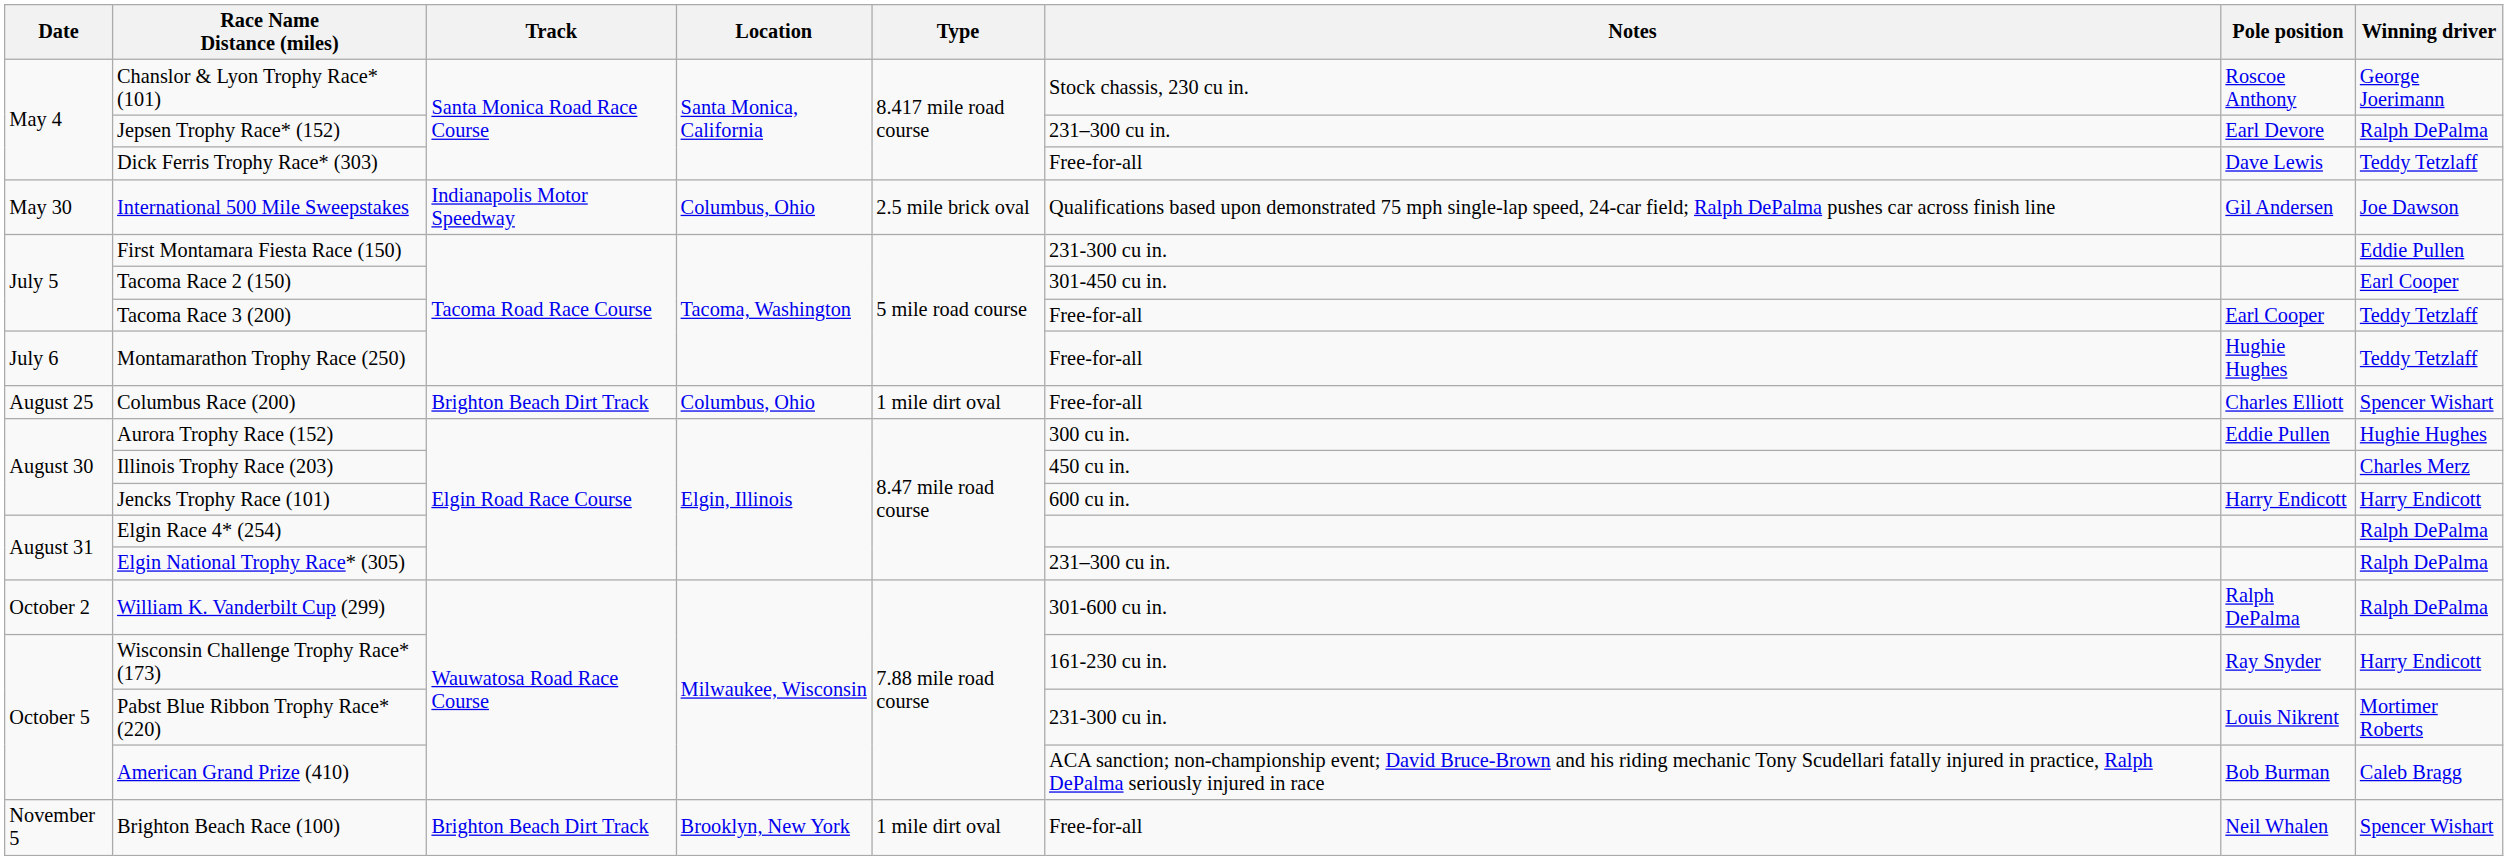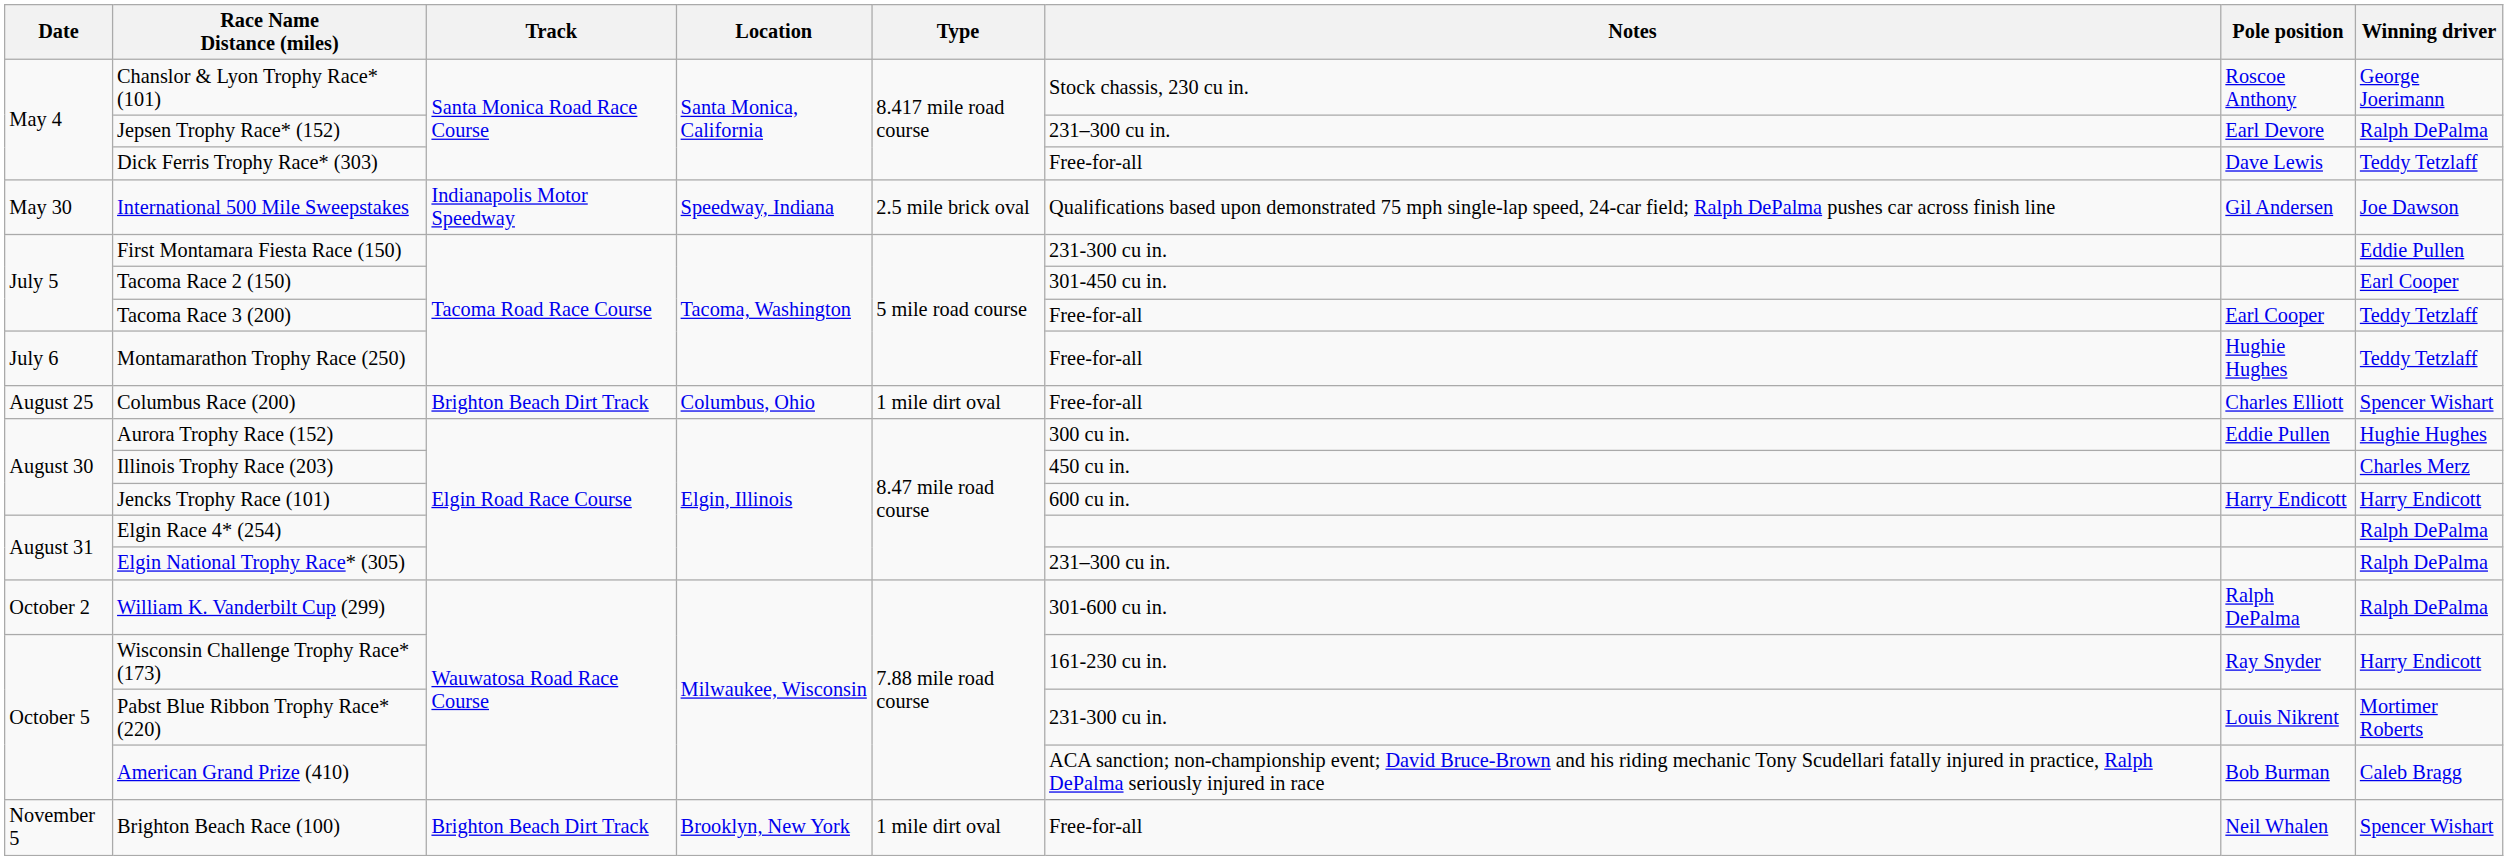(748, 206) Columbus, Ohio -> (757, 206) Speedway, Indiana
